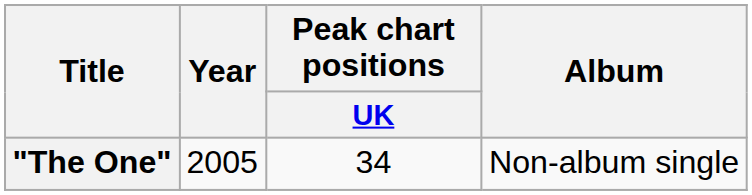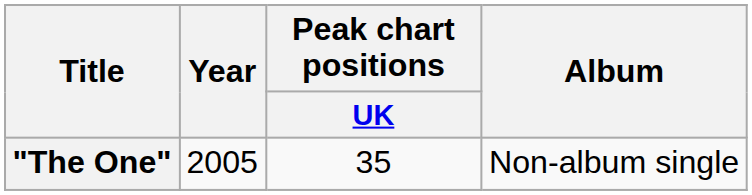(373, 162) 34 -> (373, 162) 35
